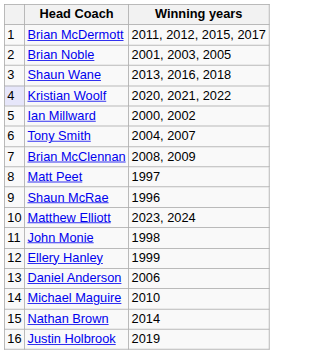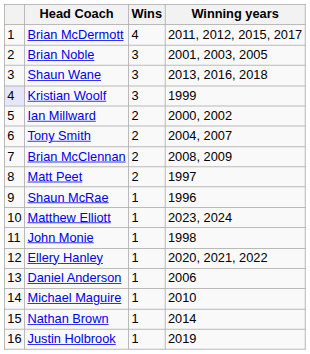+ column: (147, 14)
(181, 95) 2020, 2021, 2022 -> (182, 95) 1999
(146, 258) 1999 -> (218, 258) 2020, 2021, 2022
